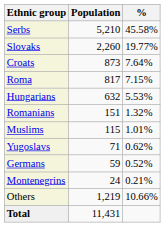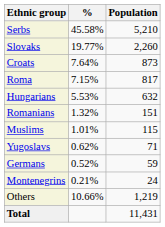columns swapped: (96, 12) <-> (141, 12)
